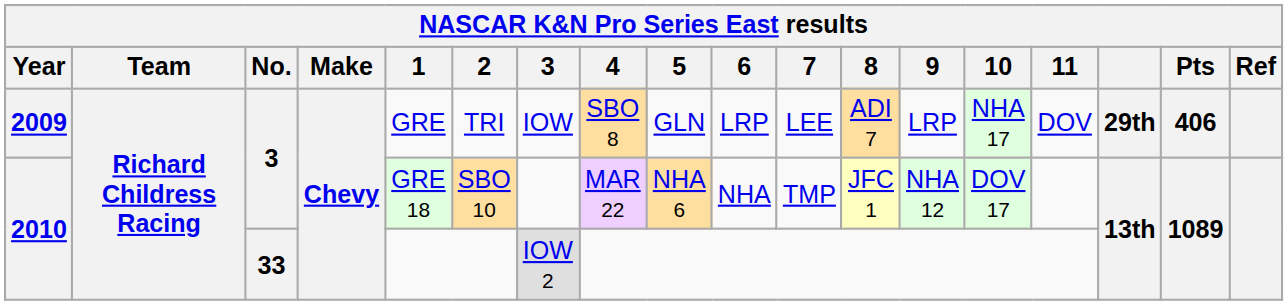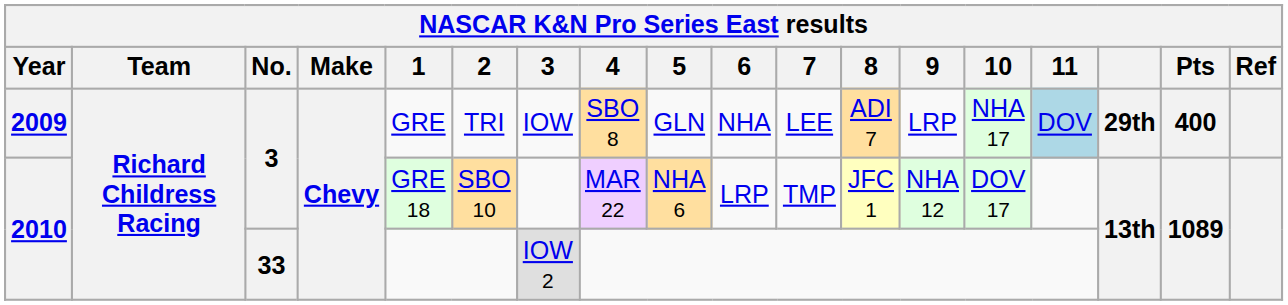(744, 123) LRP -> (744, 123) NHA
(1065, 123) no background -> (1065, 123) lightblue background
(1196, 123) 406 -> (1196, 123) 400
(744, 194) NHA -> (744, 194) LRP
